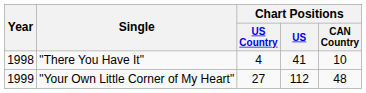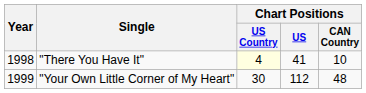(258, 60) no background -> (258, 60) lightyellow background
(258, 79) 27 -> (258, 79) 30
